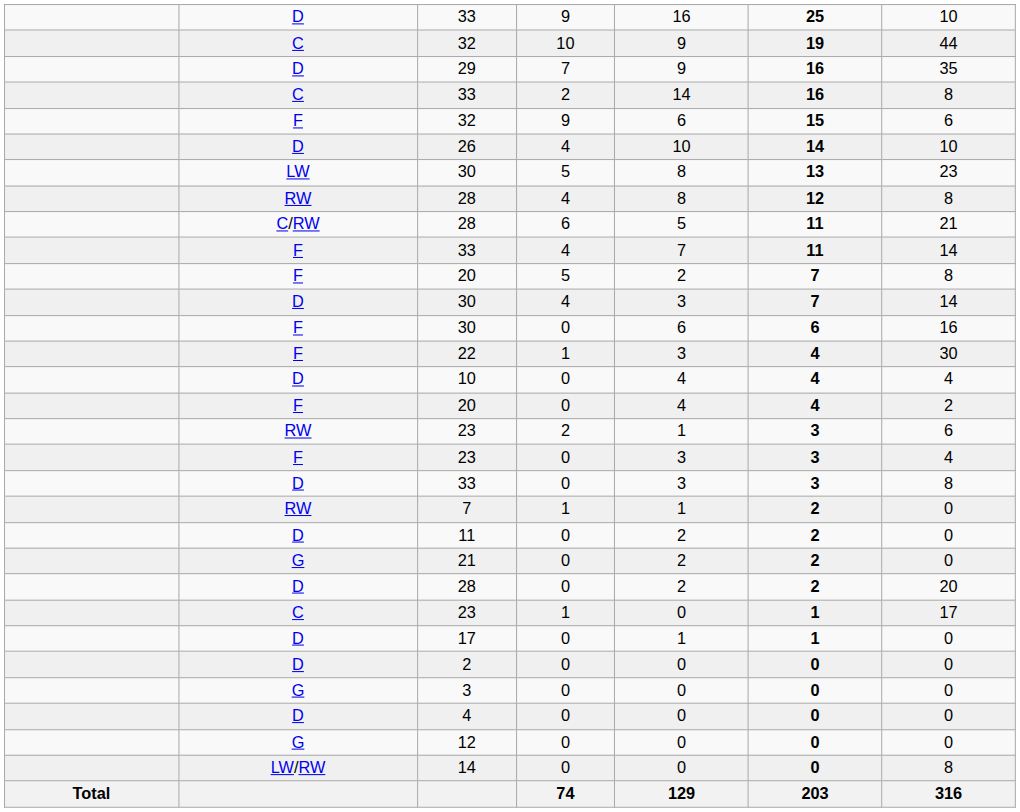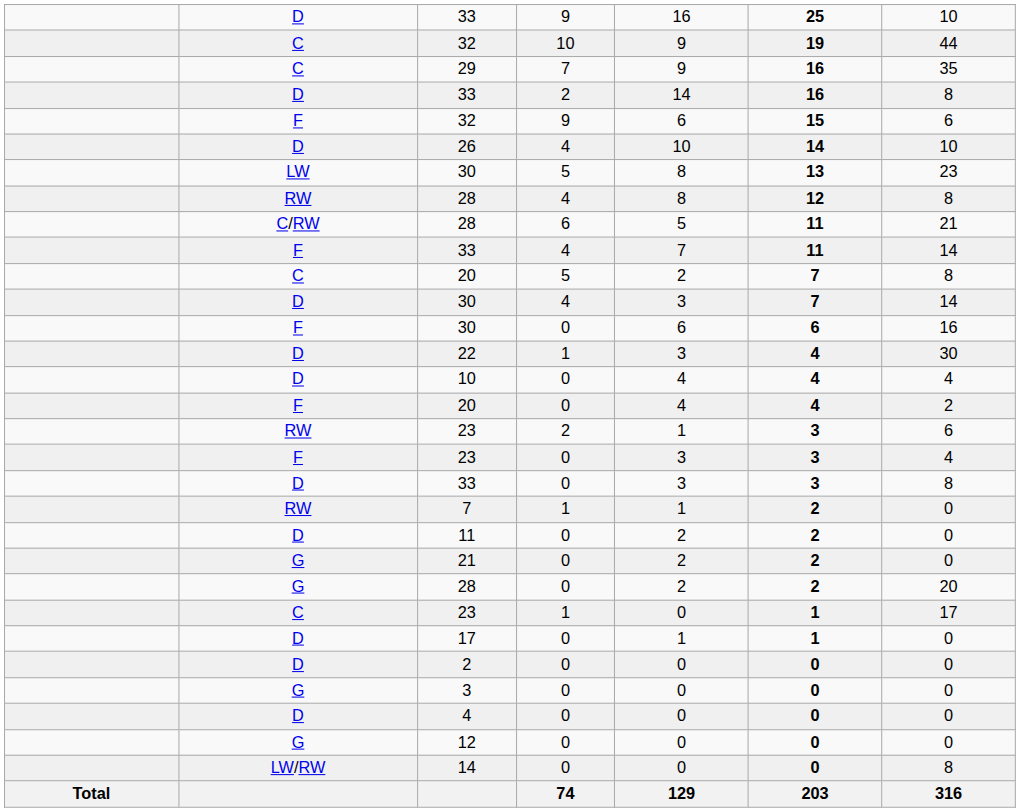(298, 69) D -> (298, 69) C
(298, 95) C -> (298, 95) D
(298, 276) F -> (298, 276) C
(298, 353) F -> (298, 353) D
(298, 586) D -> (298, 586) G
